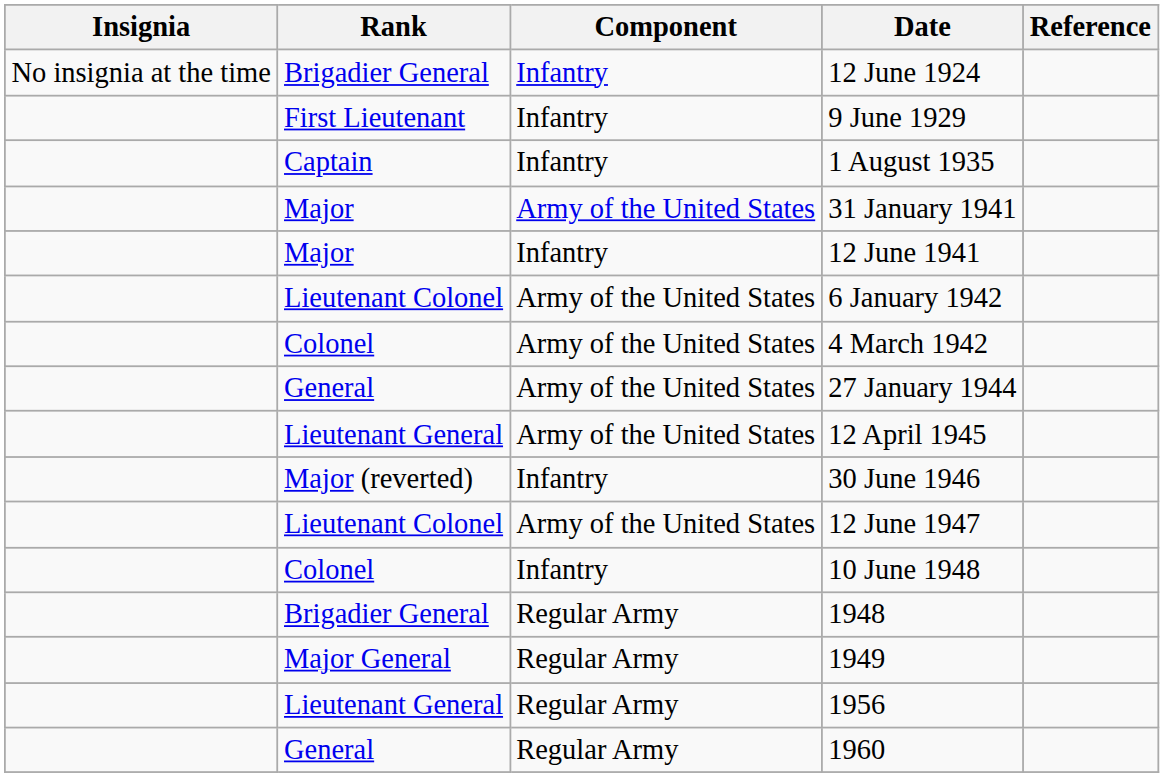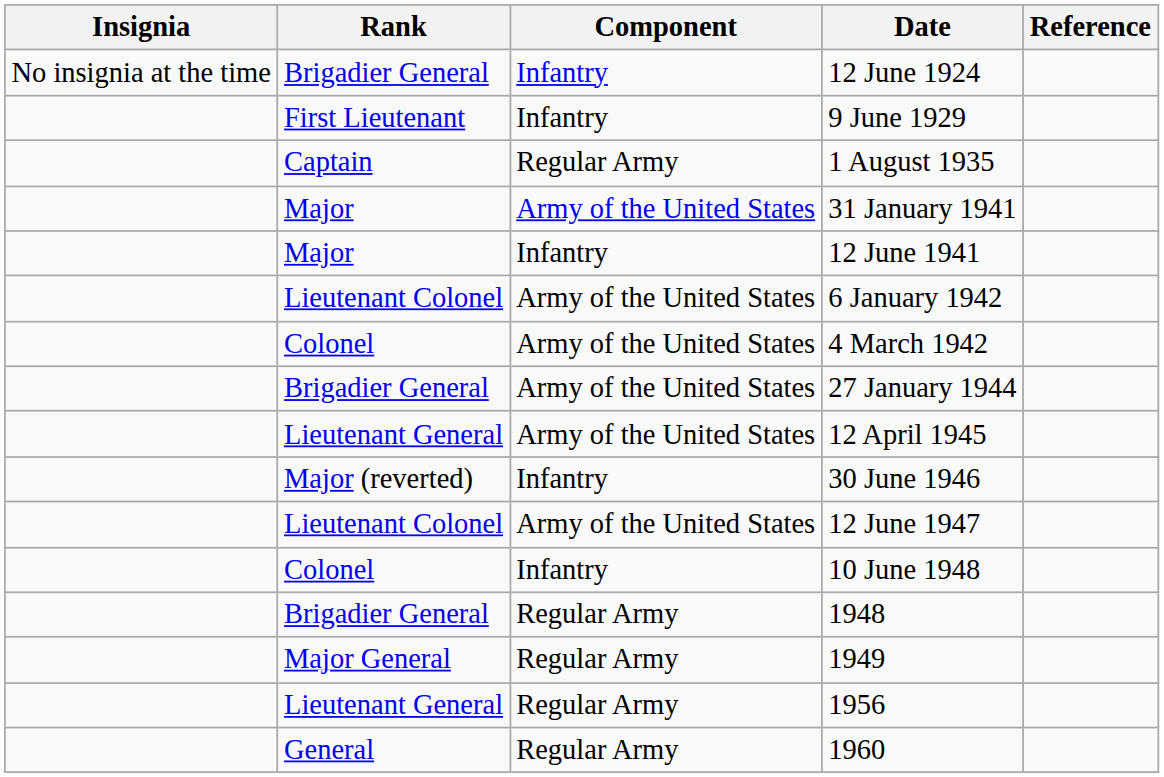(562, 162) Infantry -> (597, 162) Regular Army
(329, 388) General -> (386, 388) Brigadier General
